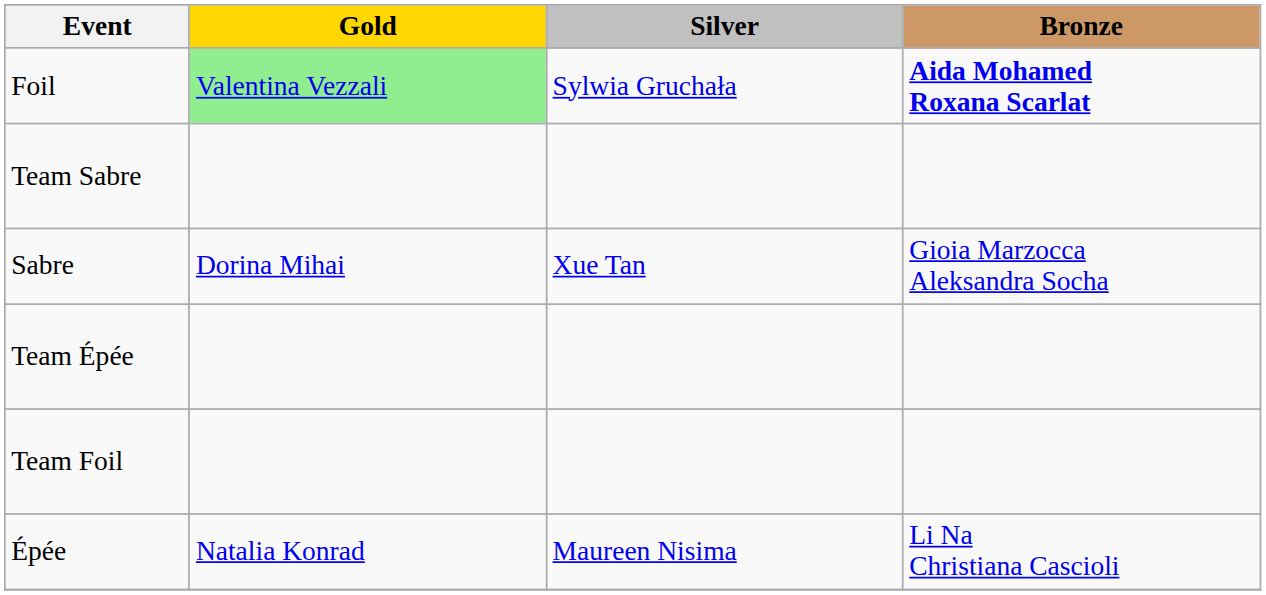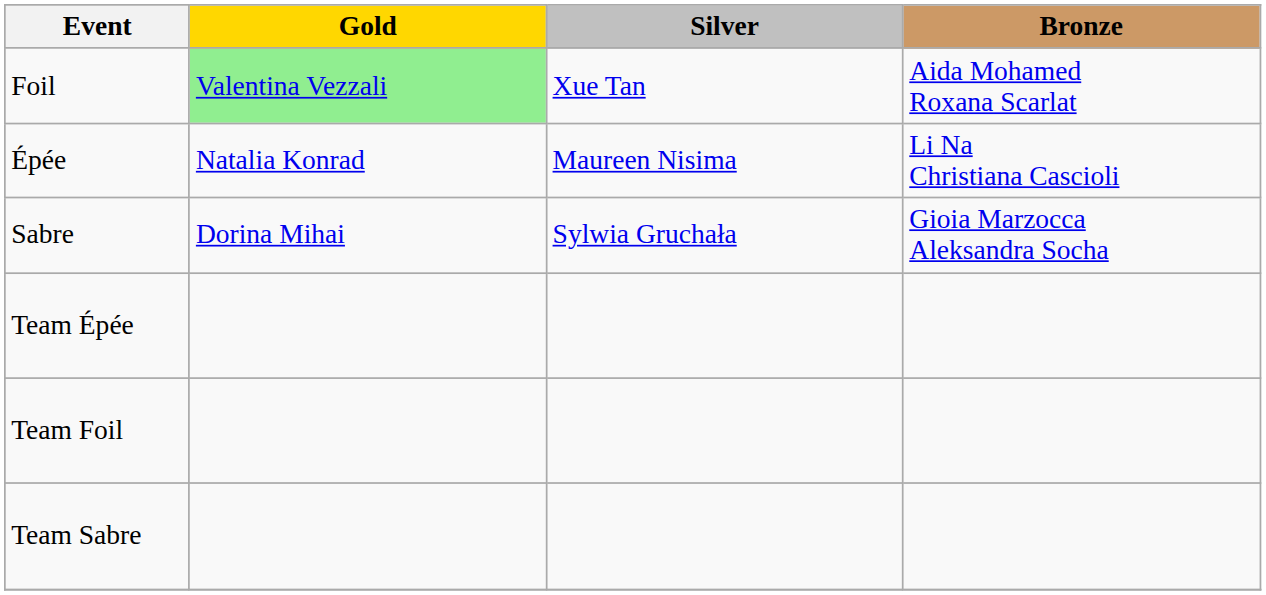(645, 85) Sylwia Gruchała -> (599, 85) Xue Tan
(1001, 85) bold -> (995, 85) normal
rows swapped: (39, 551) <-> (76, 175)
(599, 265) Xue Tan -> (645, 234) Sylwia Gruchała
